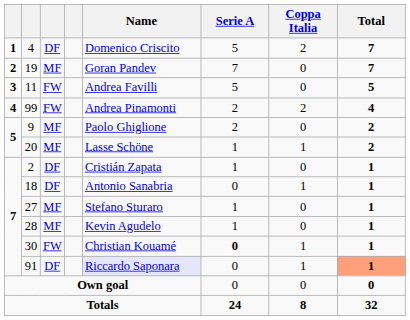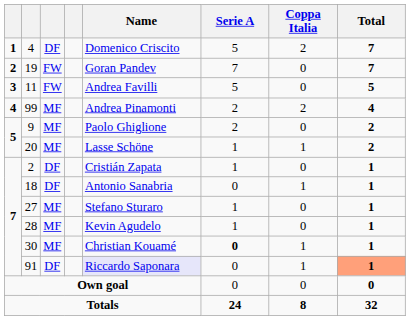(52, 68) MF -> (52, 68) FW
(52, 107) FW -> (52, 107) MF
(52, 246) FW -> (52, 246) MF
